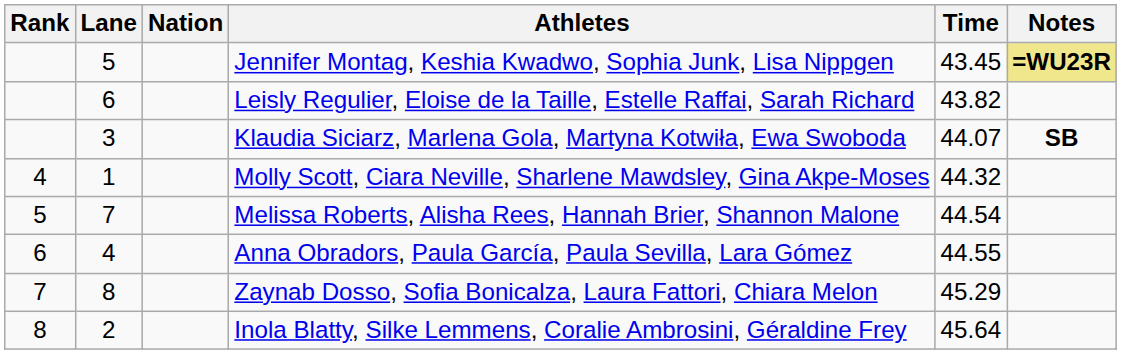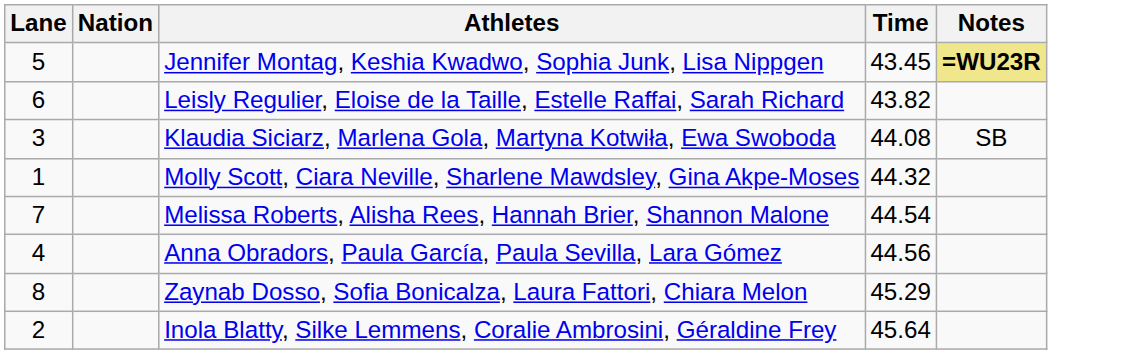- column: (40, 23)
(971, 138) 44.07 -> (901, 138) 44.08
(1062, 138) bold -> (991, 138) normal
(971, 253) 44.55 -> (901, 253) 44.56
